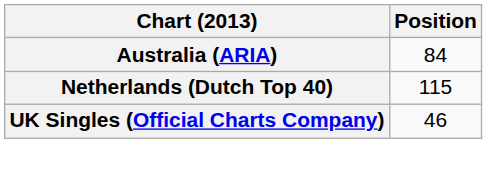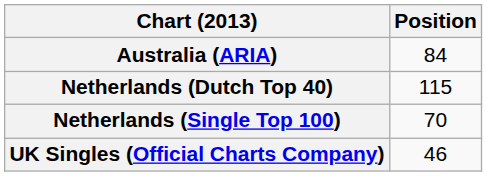+ row: (197, 120)
